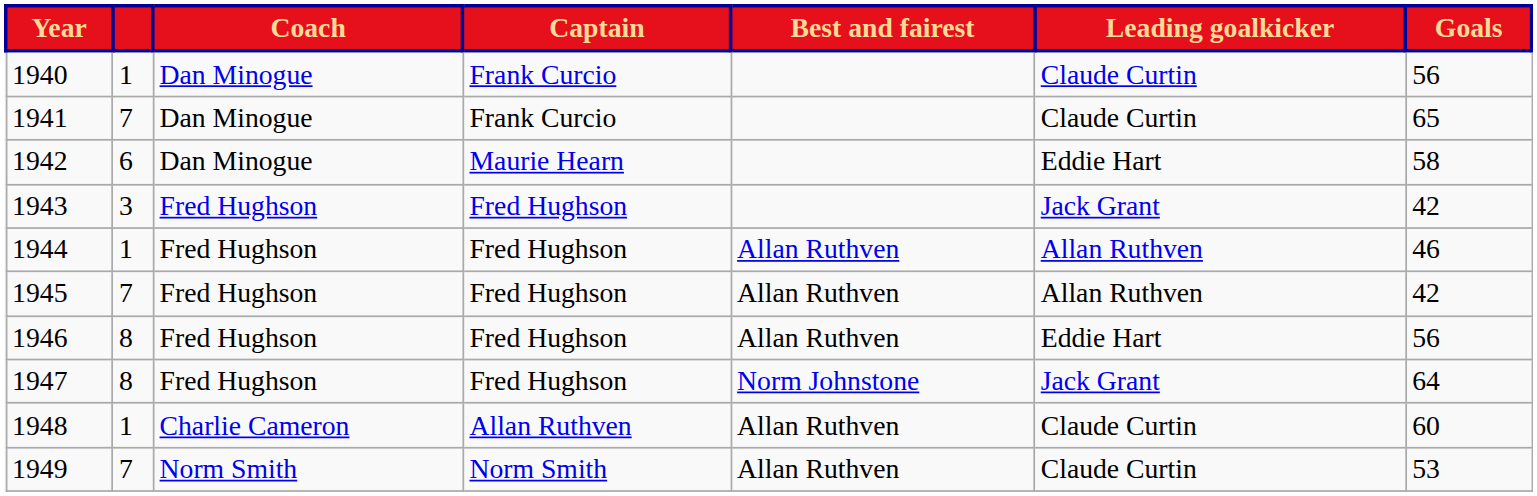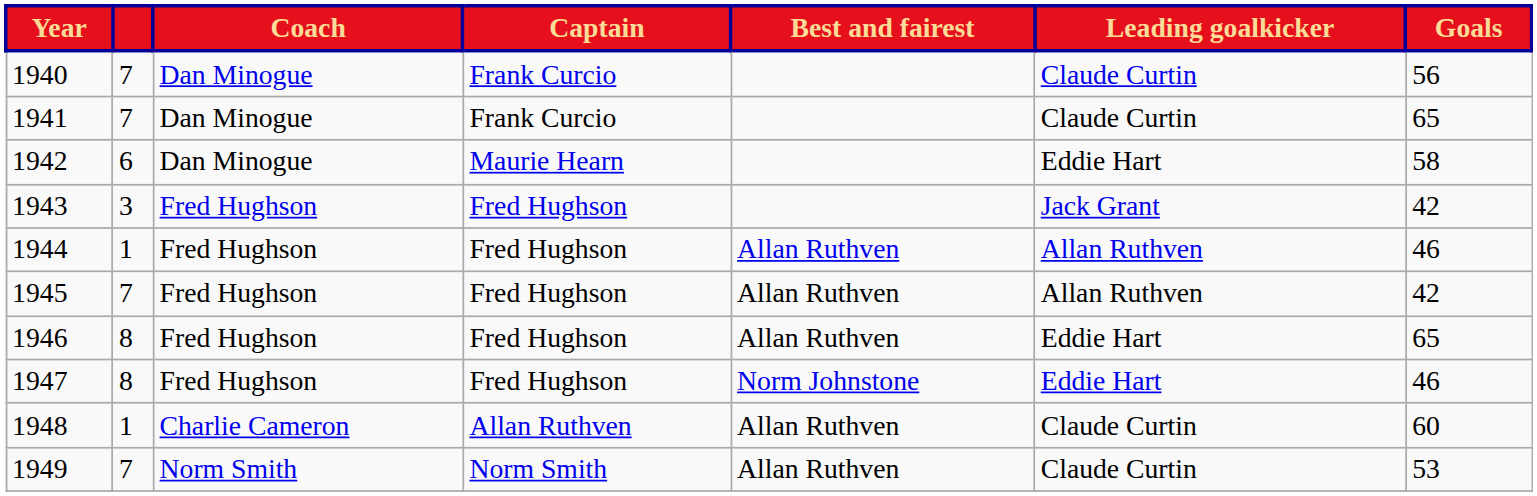(126, 73) 1 -> (126, 73) 7
(1426, 337) 56 -> (1426, 337) 65
(1100, 381) Jack Grant -> (1101, 381) Eddie Hart
(1426, 381) 64 -> (1426, 381) 46
